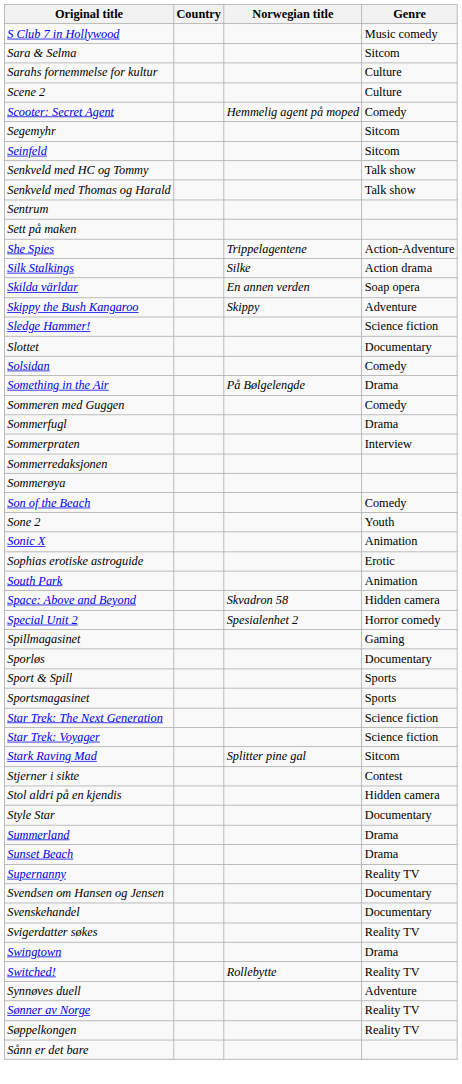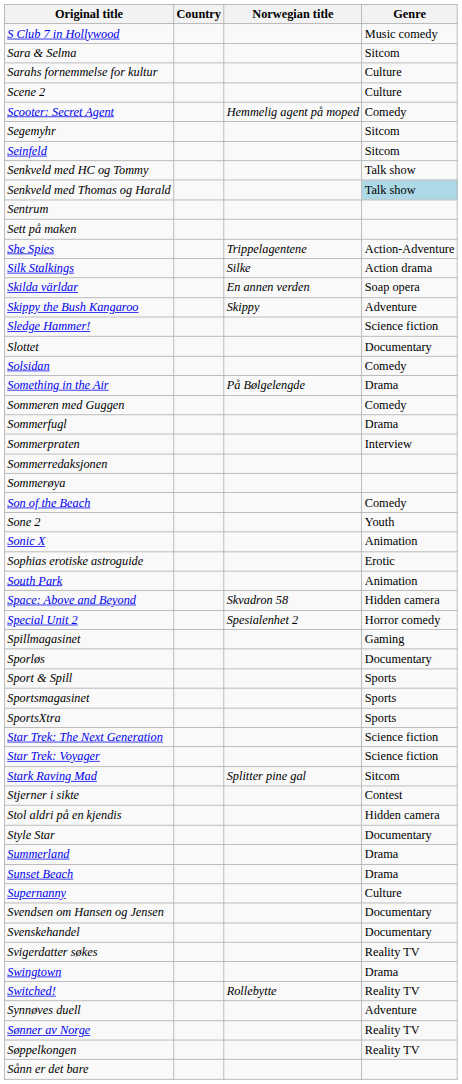(390, 190) no background -> (390, 190) lightblue background
+ row: (34, 717)
(392, 873) Reality TV -> (383, 893) Culture
